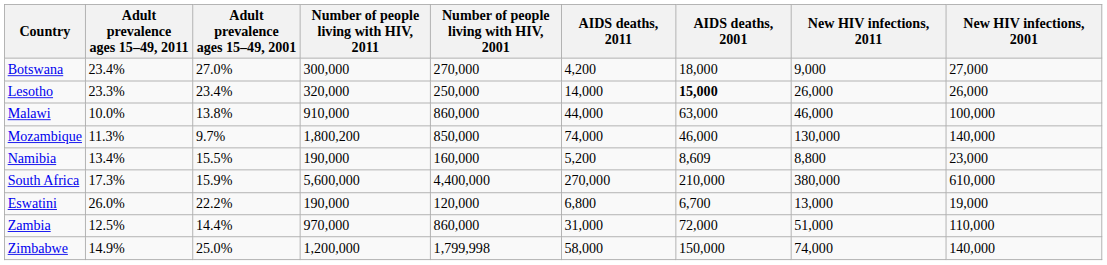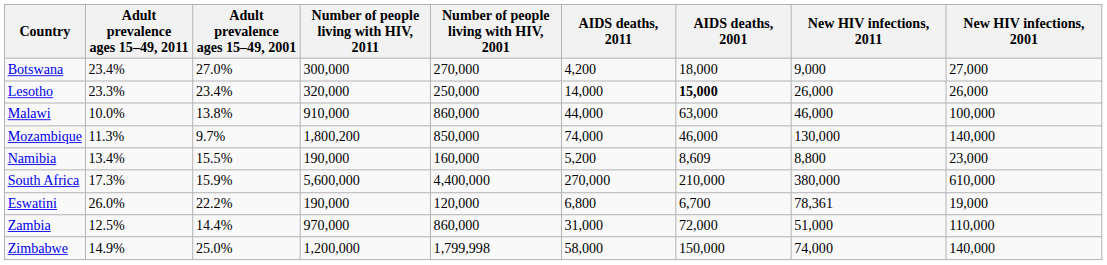(814, 203) 13,000 -> (814, 203) 78,361
